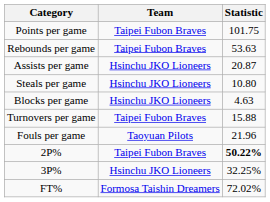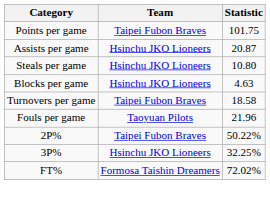- row: (51, 48)
(244, 118) 15.88 -> (244, 100) 18.58
(244, 153) bold -> (244, 135) normal
